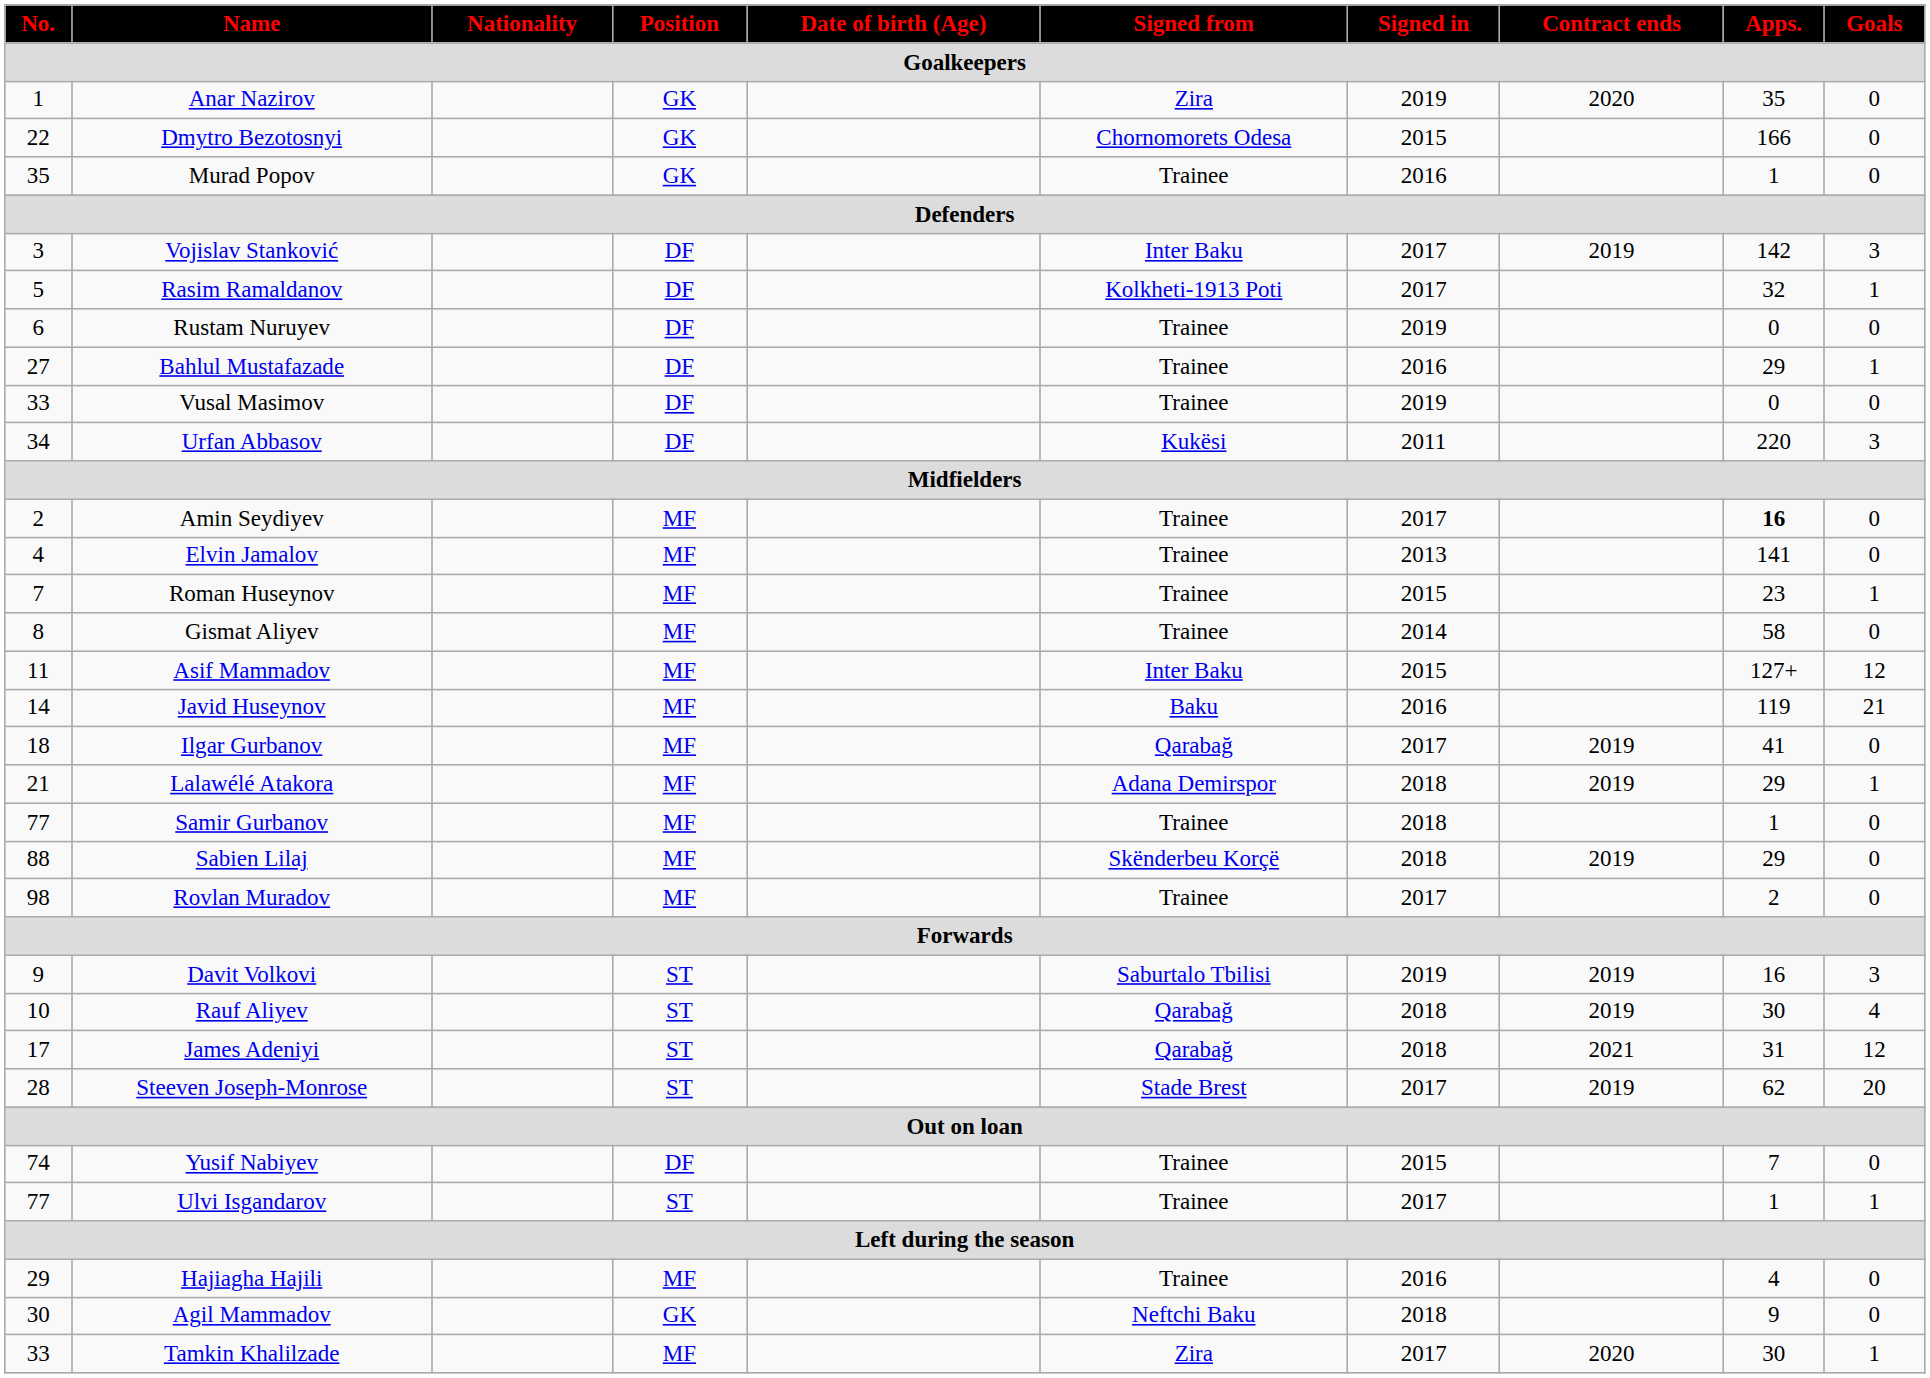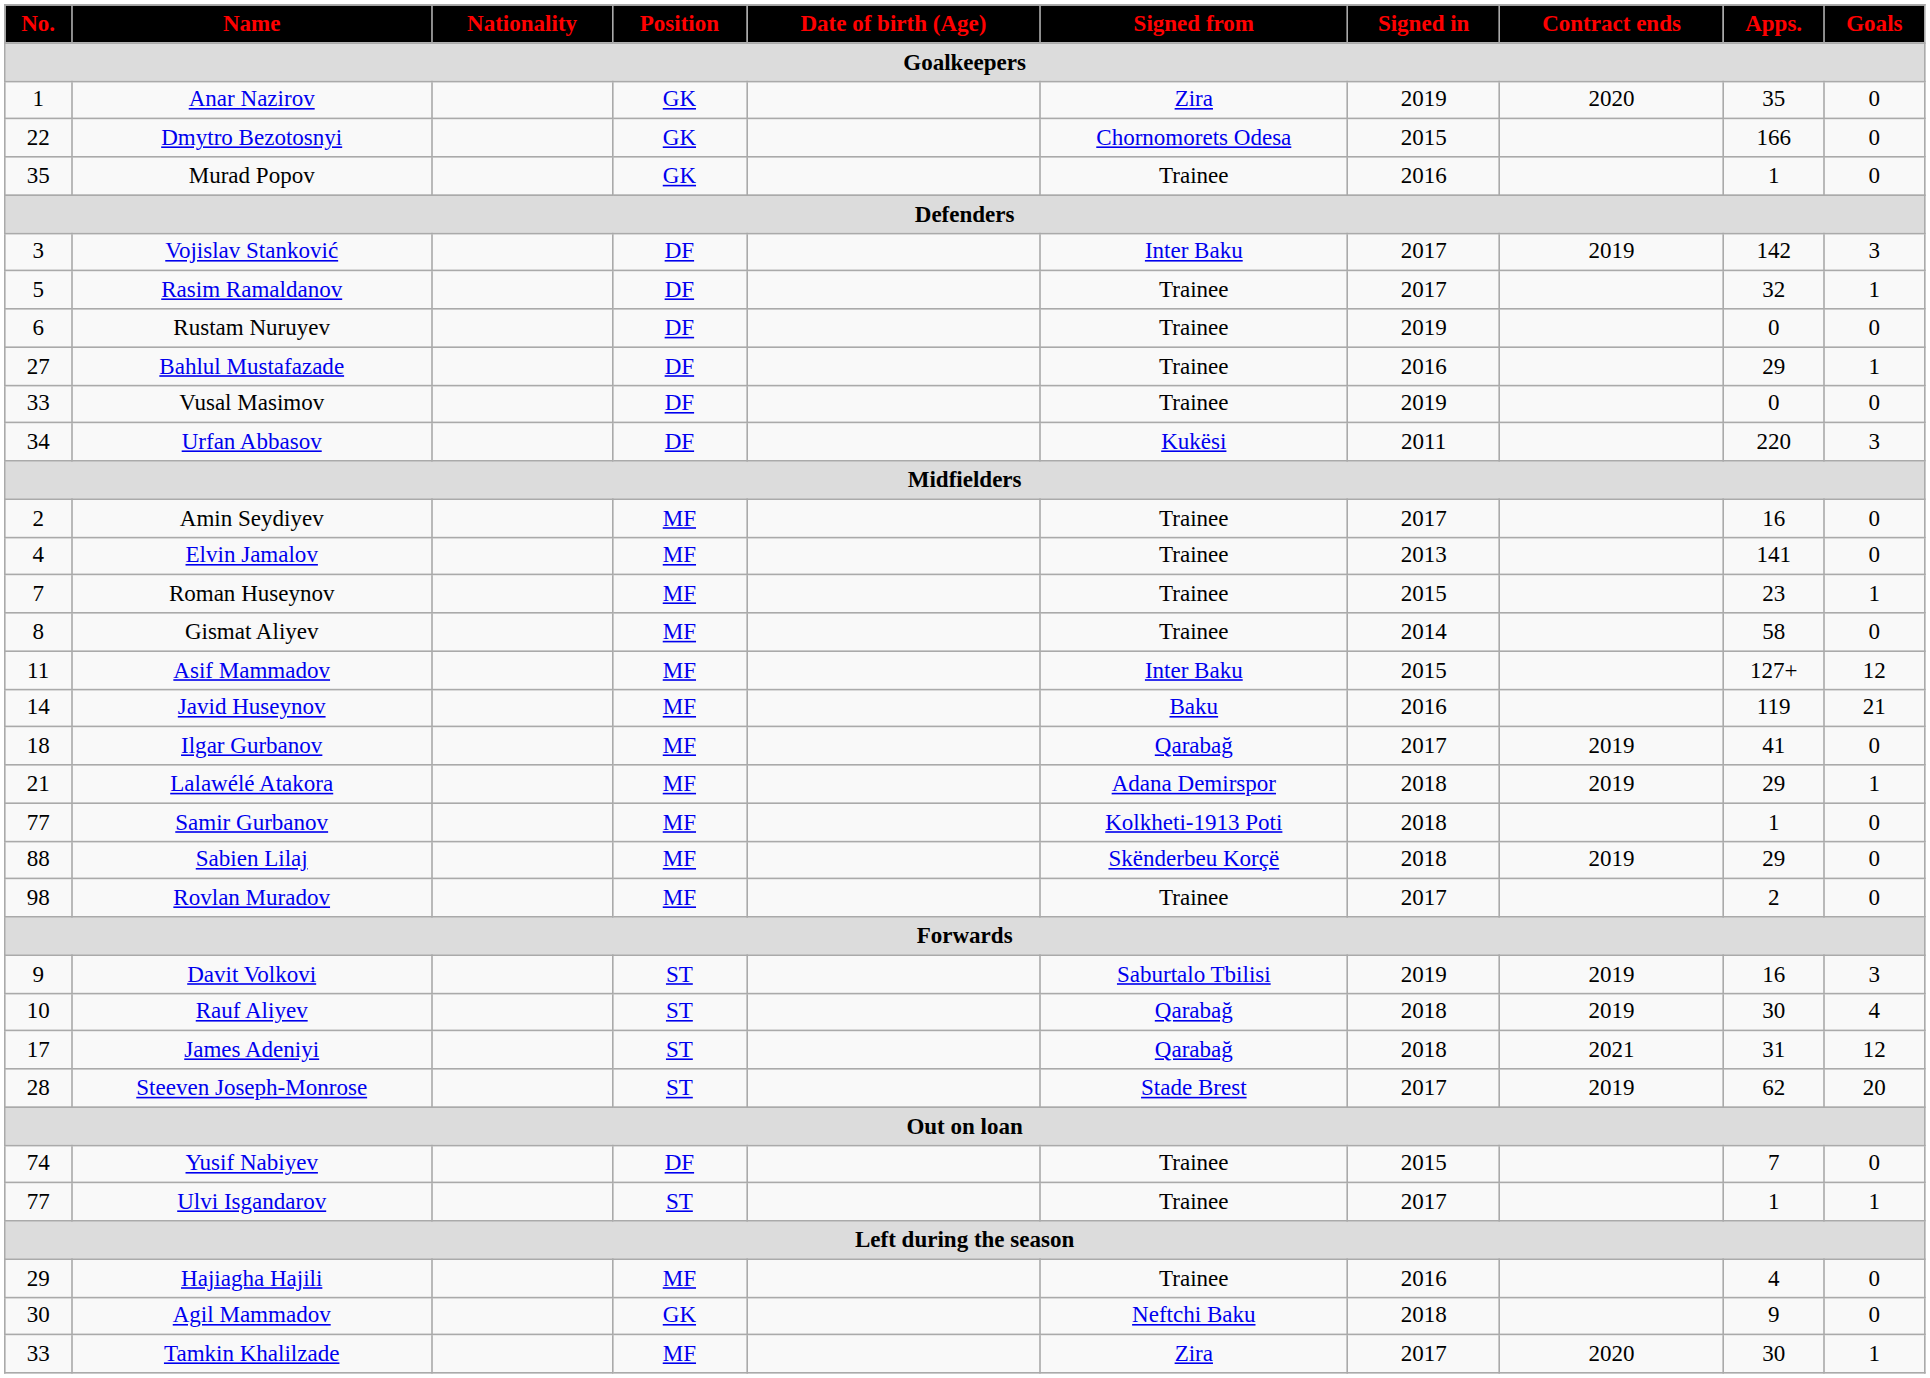(1194, 289) Kolkheti-1913 Poti -> (1194, 289) Trainee
(1774, 517) bold -> (1774, 517) normal
(1194, 821) Trainee -> (1194, 821) Kolkheti-1913 Poti
